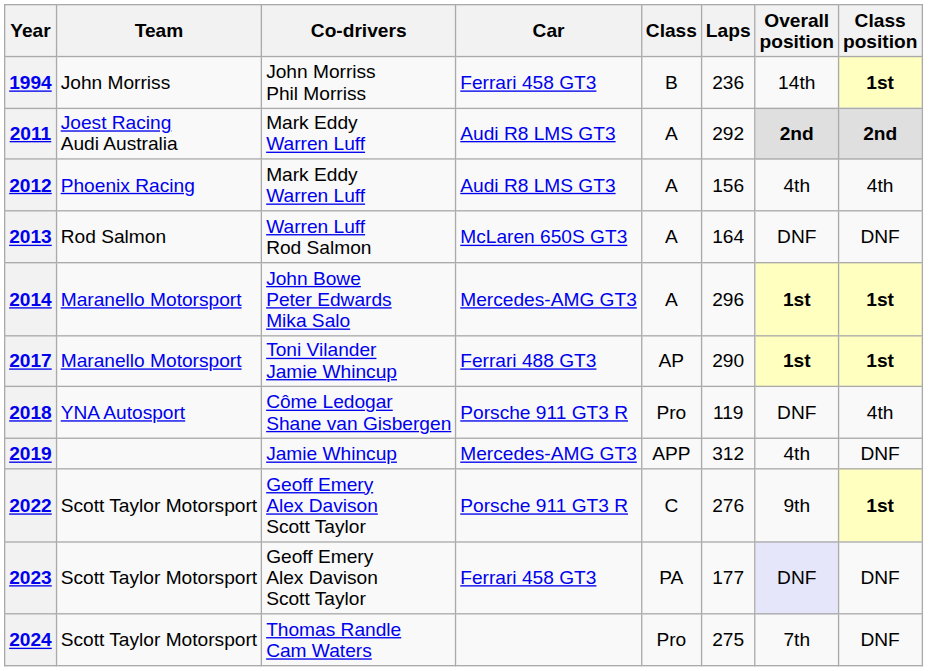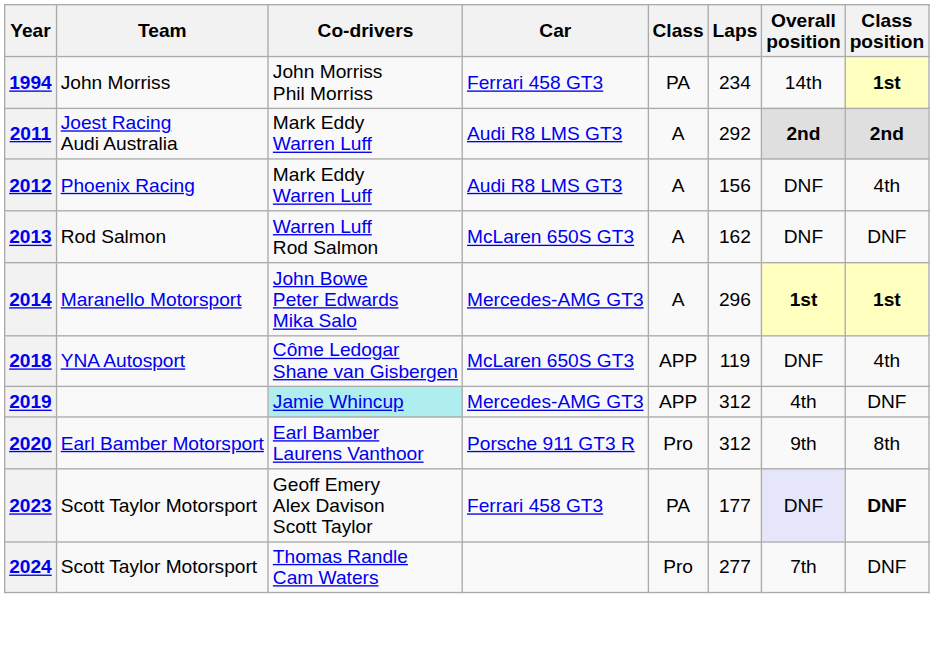(671, 82) B -> (678, 82) PA
(728, 82) 236 -> (735, 82) 234
(797, 185) 4th -> (803, 185) DNF
(728, 237) 164 -> (735, 237) 162
- row: (30, 361)
(544, 413) Porsche 911 GT3 R -> (551, 361) McLaren 650S GT3
(671, 413) Pro -> (678, 361) APP
(332, 454) no background -> (338, 402) paleturquoise background
+ row: (30, 443)
- row: (30, 505)
(880, 578) normal -> (887, 505) bold
(728, 640) 275 -> (735, 567) 277
